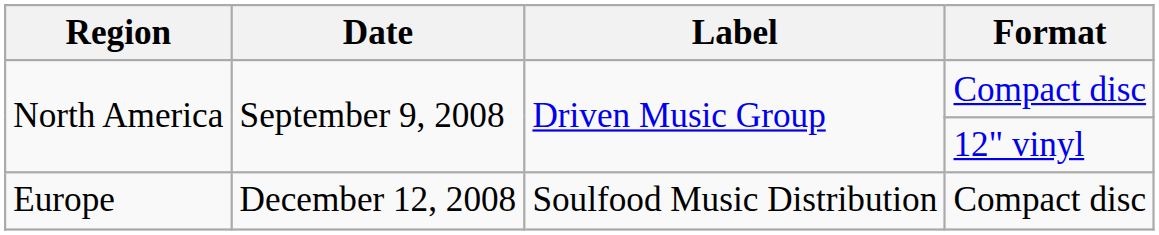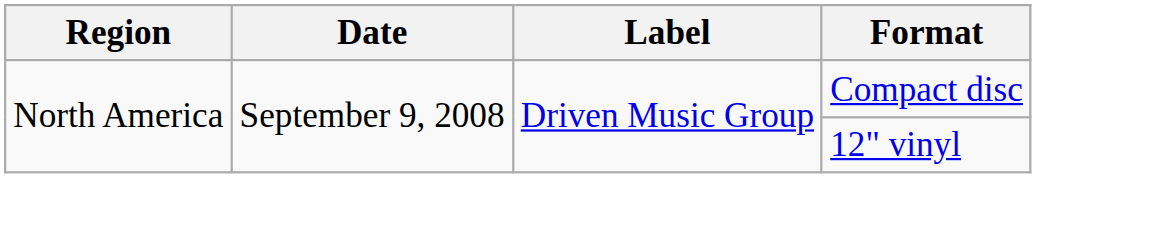- row: (64, 199)
